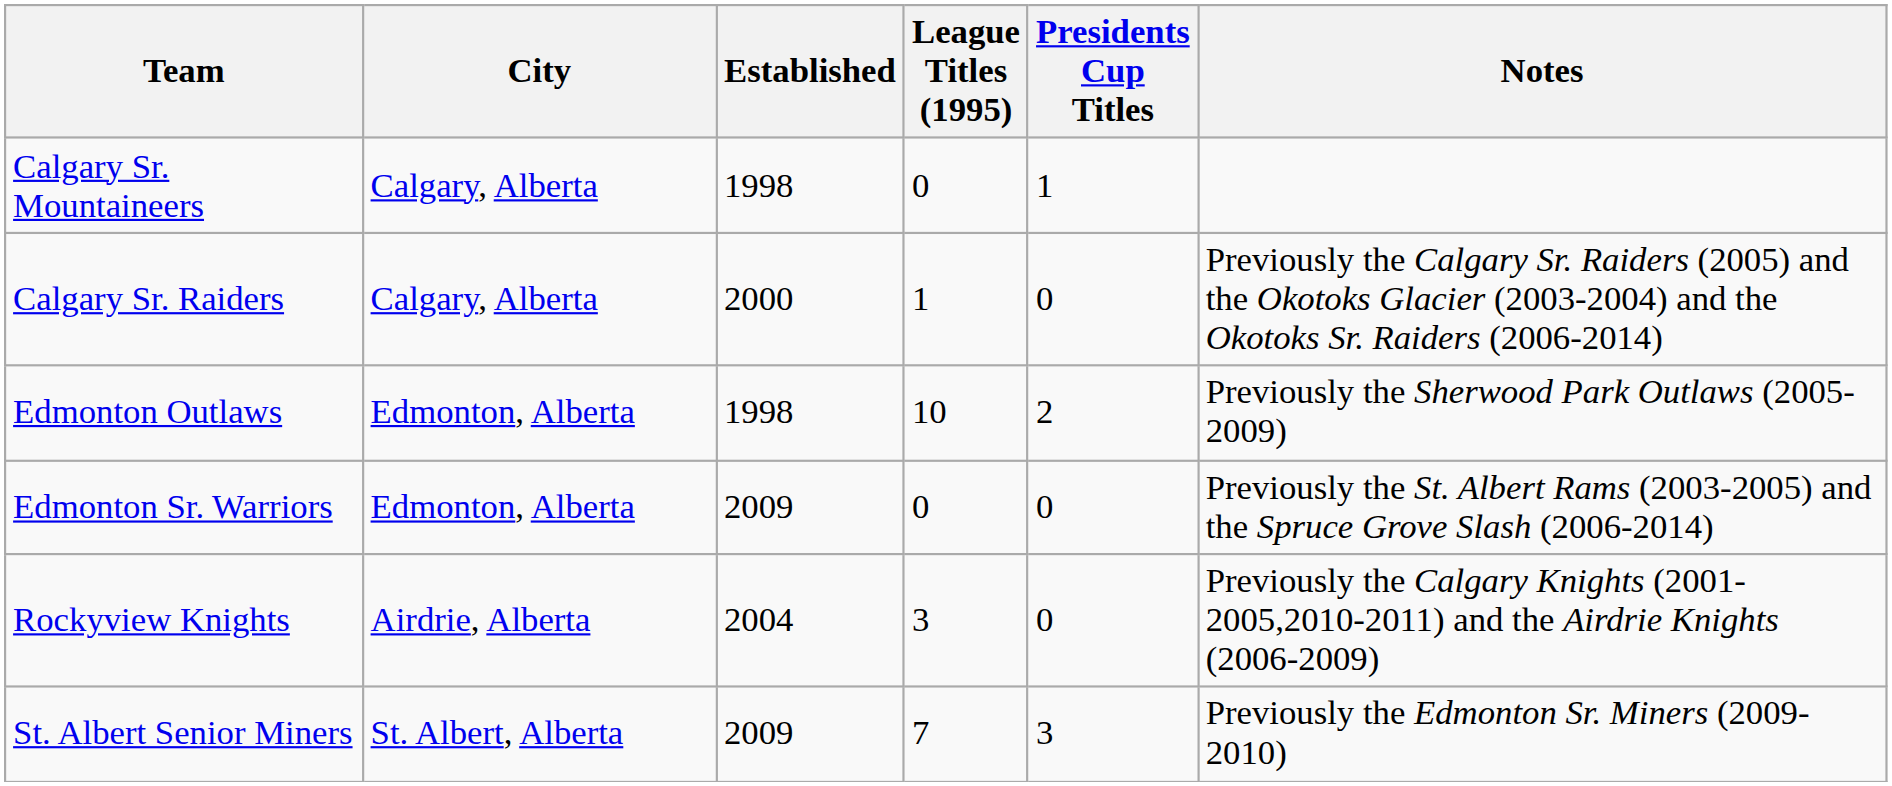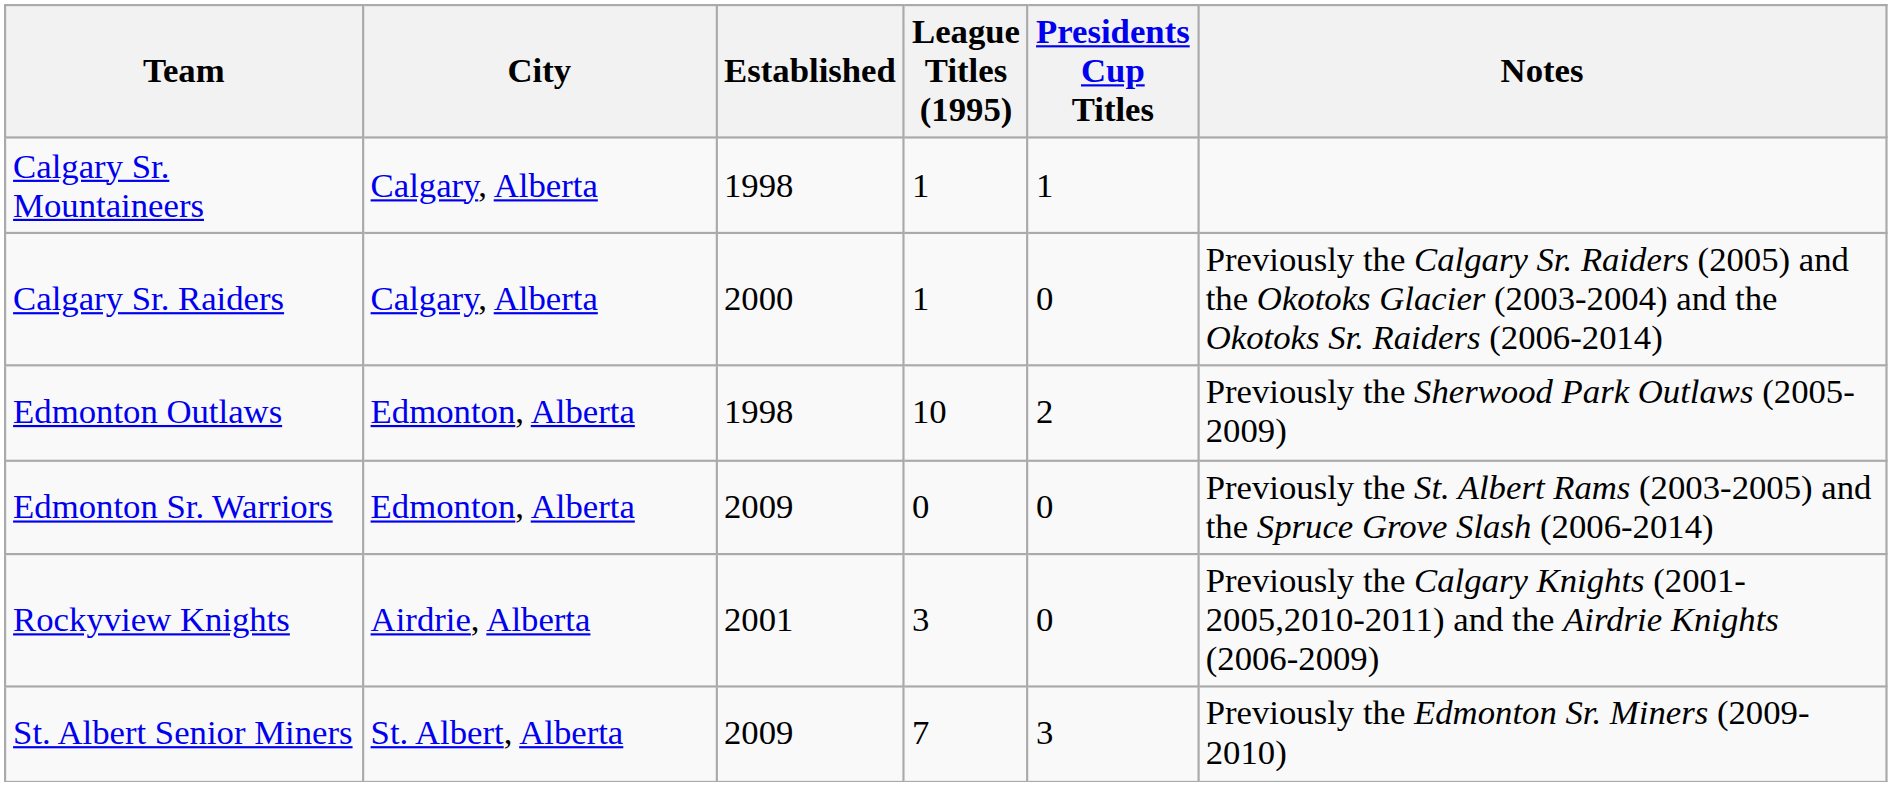(921, 184) 0 -> (921, 184) 1
(759, 619) 2004 -> (759, 619) 2001
